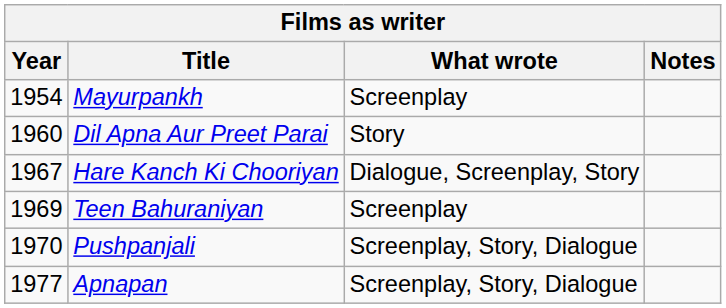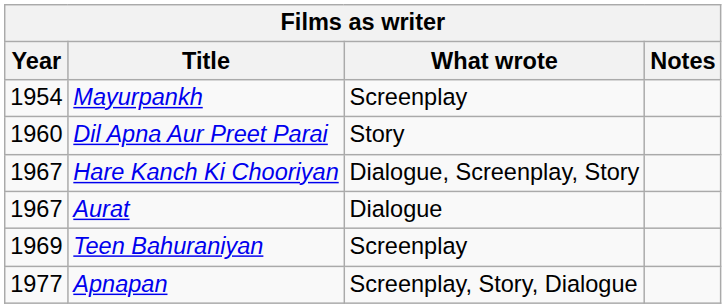+ row: (101, 209)
- row: (134, 246)
